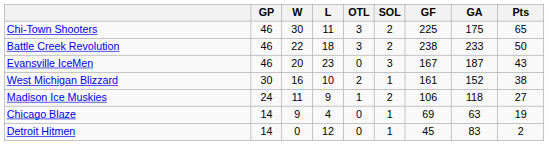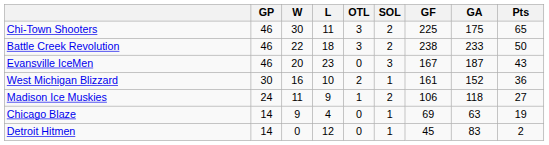(521, 81) 38 -> (521, 81) 36
